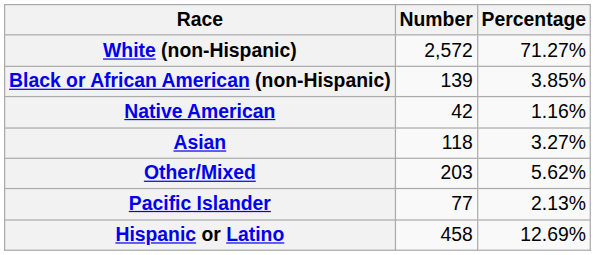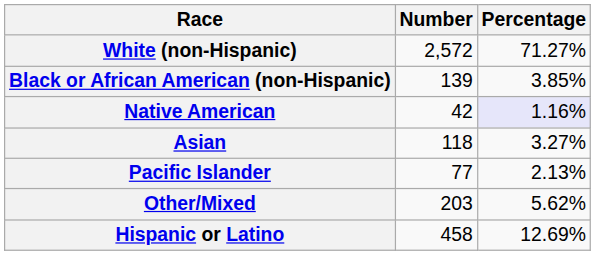(559, 111) no background -> (559, 111) lavender background
rows swapped: (200, 204) <-> (200, 173)
